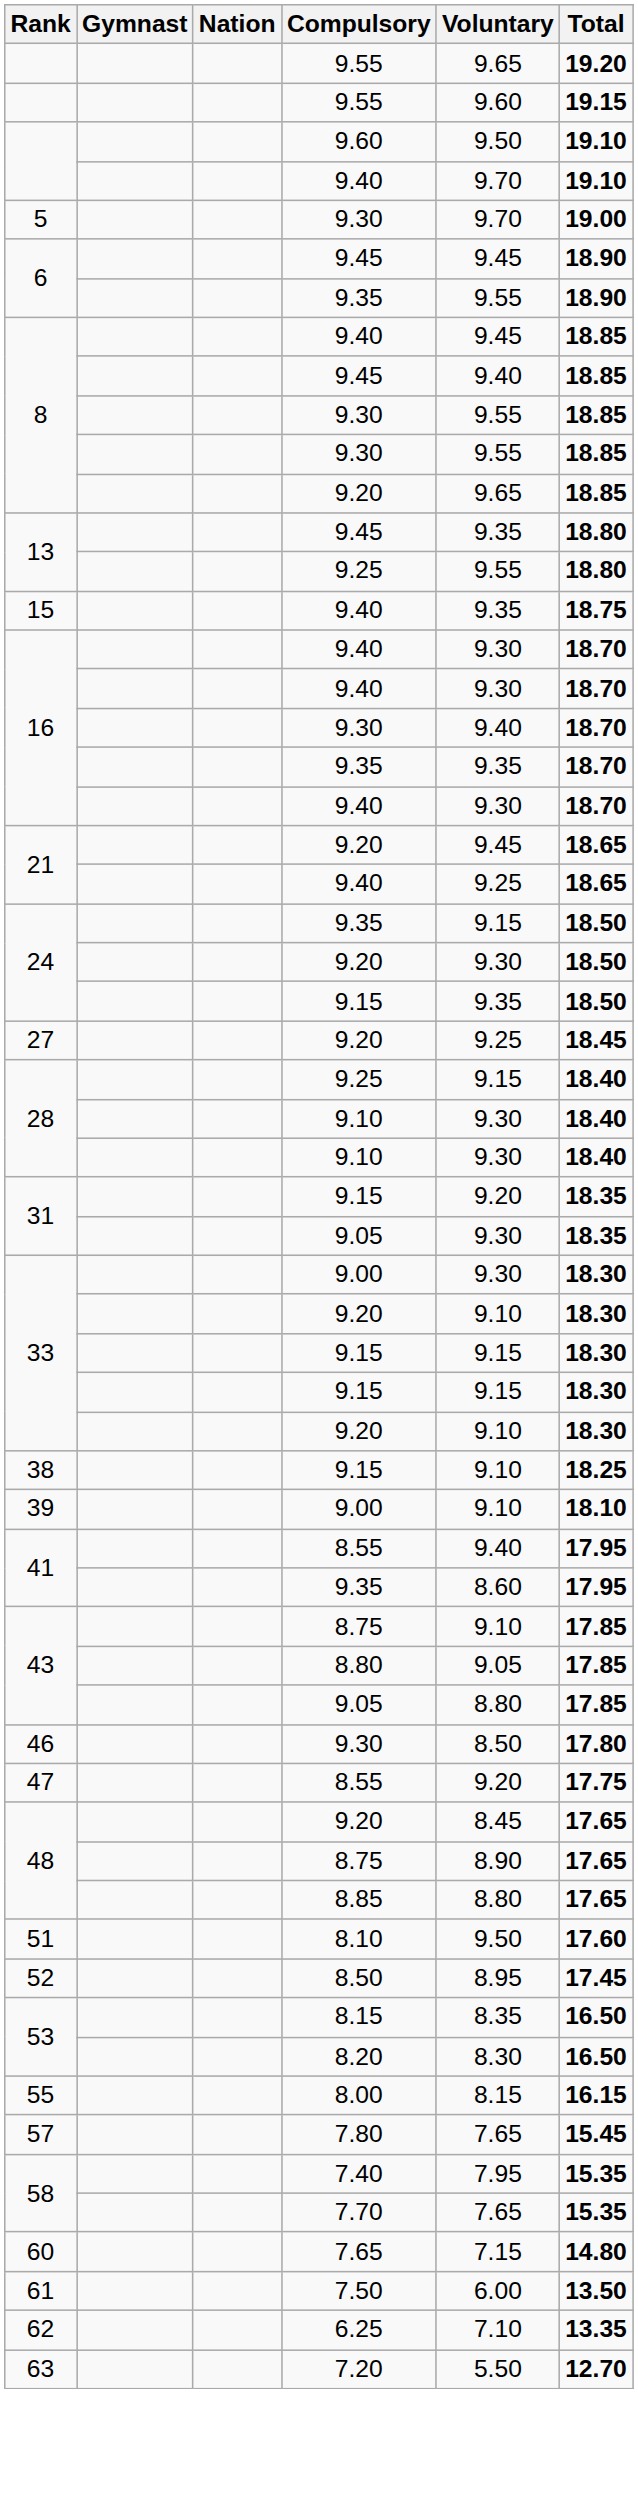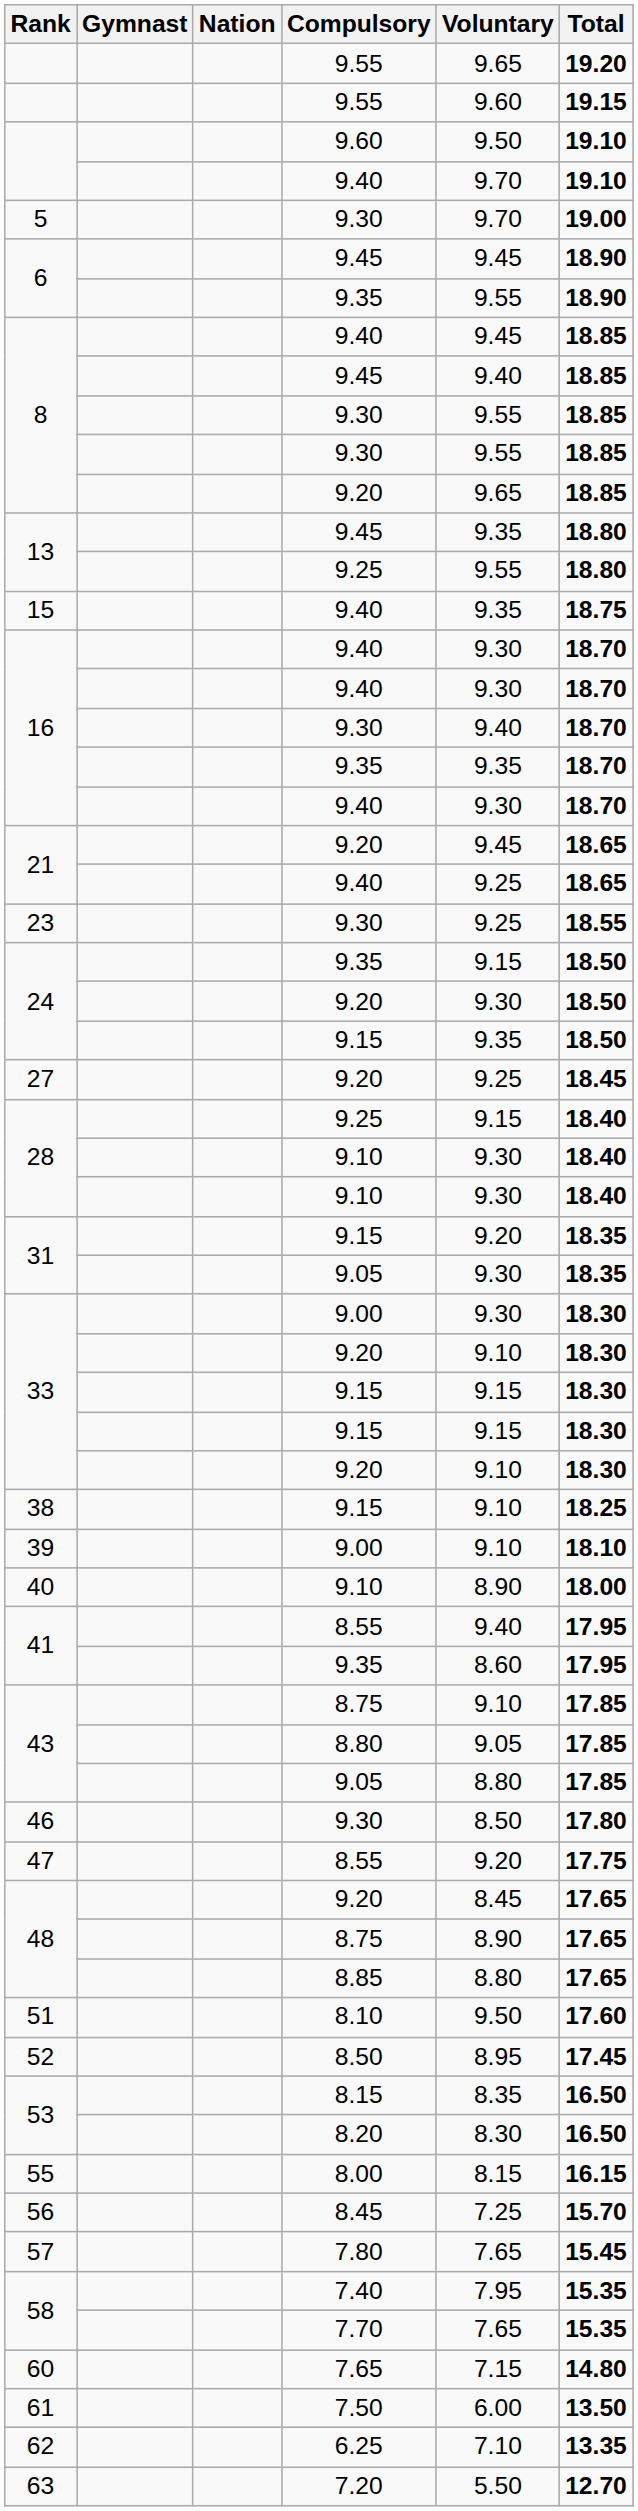+ row: (41, 922)
+ row: (41, 1587)
+ row: (41, 2212)
